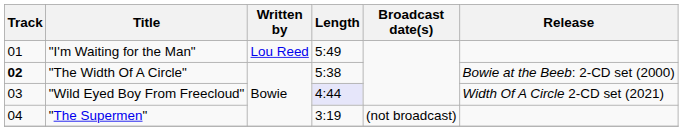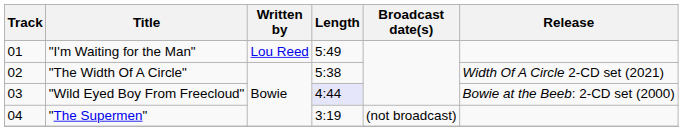(15, 72) bold -> (15, 72) normal
(569, 72) Bowie at the Beeb: 2-CD set (2000) -> (563, 72) Width Of A Circle 2-CD set (2021)
(563, 94) Width Of A Circle 2-CD set (2021) -> (569, 94) Bowie at the Beeb: 2-CD set (2000)
